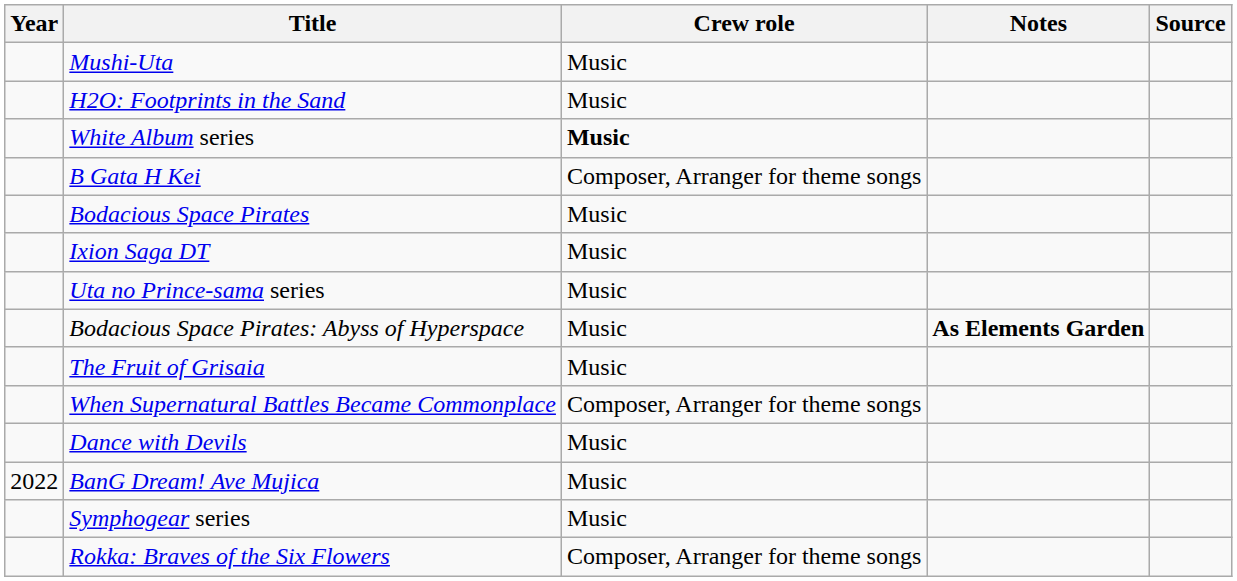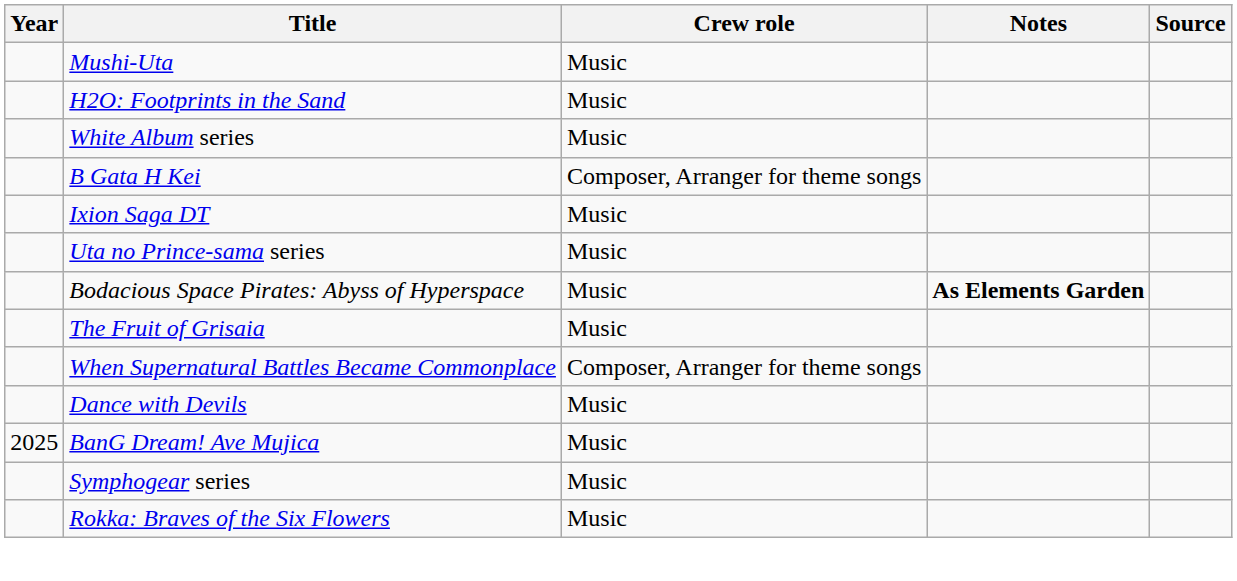(598, 137) bold -> (597, 137) normal
- row: (189, 213)
(34, 480) 2022 -> (34, 442) 2025
(744, 556) Composer, Arranger for theme songs -> (597, 518) Music
